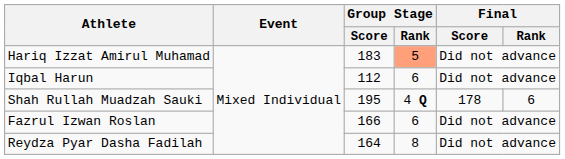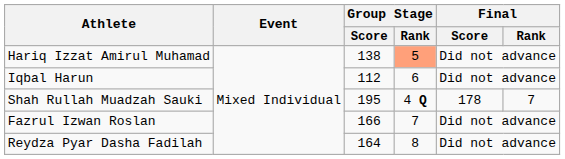(369, 56) 183 -> (369, 56) 138
(531, 100) 6 -> (531, 100) 7
(415, 122) 6 -> (415, 122) 7
